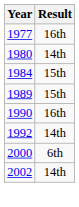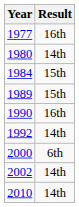+ row: (20, 192)
